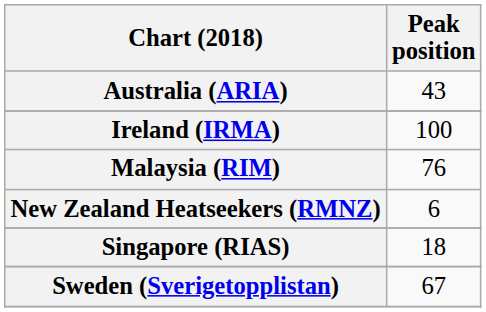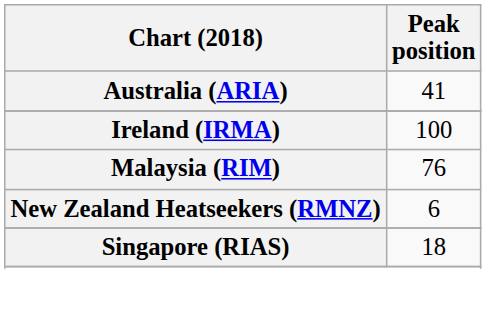(434, 90) 43 -> (434, 90) 41
- row: (196, 286)
